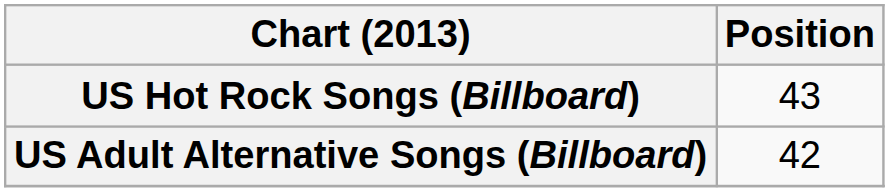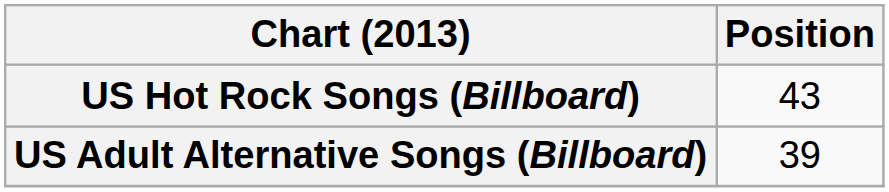(800, 155) 42 -> (800, 155) 39
